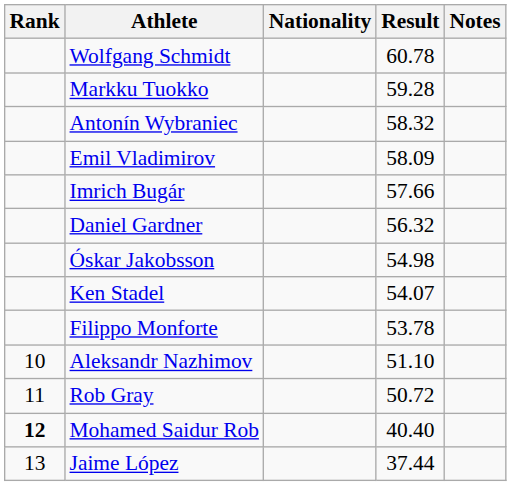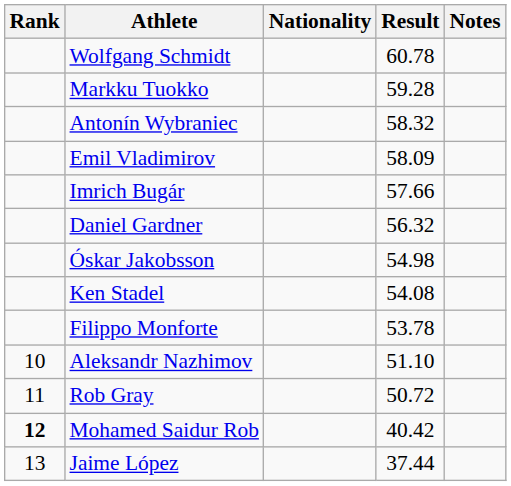(410, 293) 54.07 -> (410, 293) 54.08
(410, 429) 40.40 -> (410, 429) 40.42
